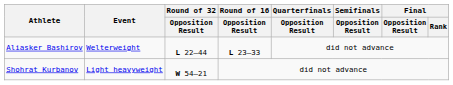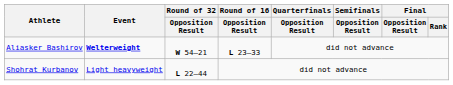(113, 47) normal -> (113, 47) bold
(191, 52) L 22–44 -> (191, 52) W 54–21
(191, 73) W 54–21 -> (191, 73) L 22–44
